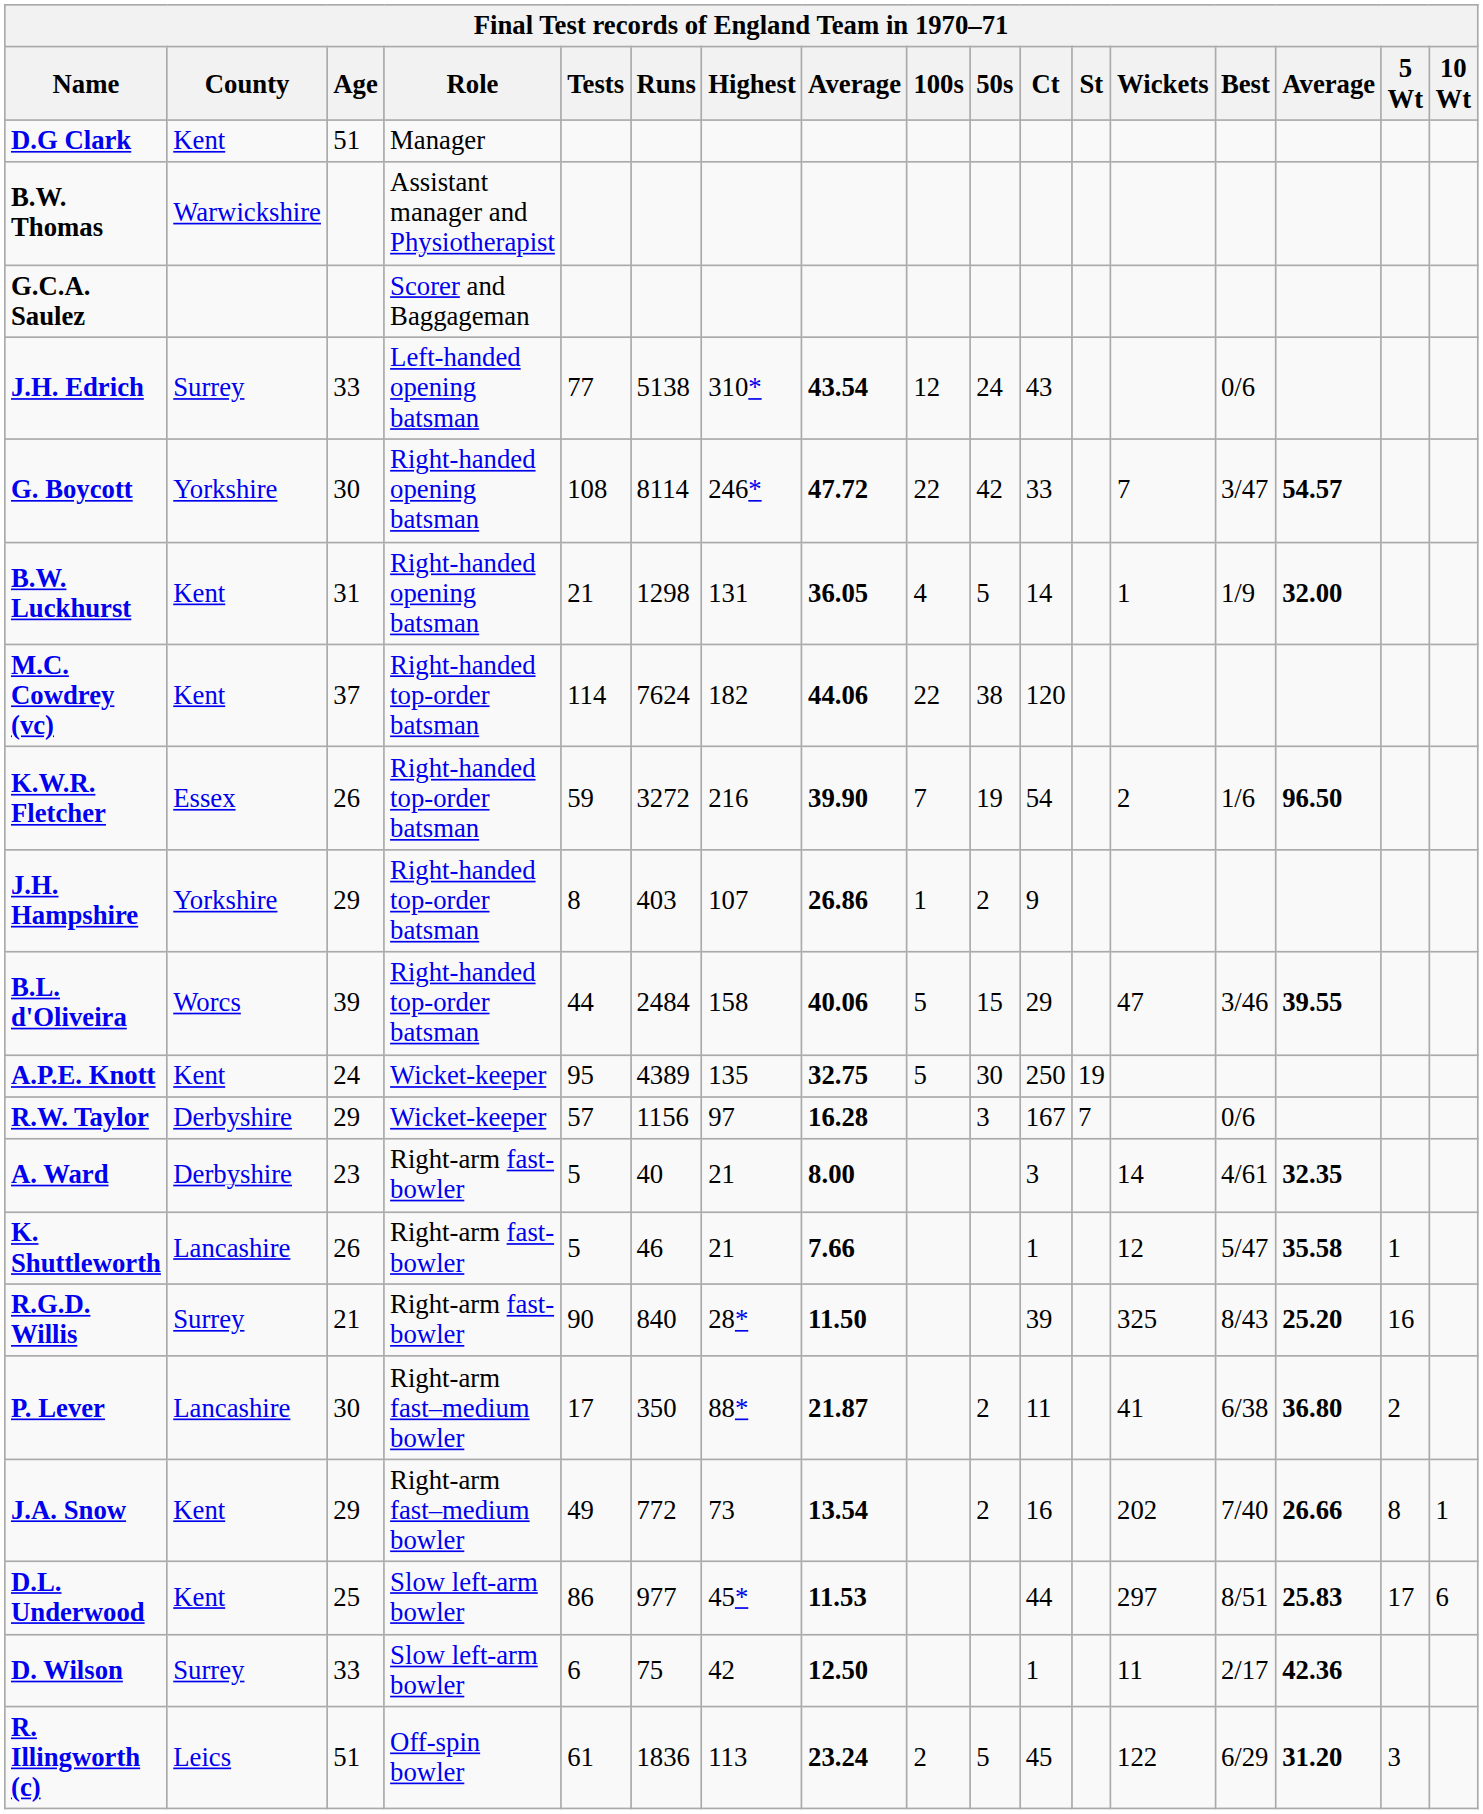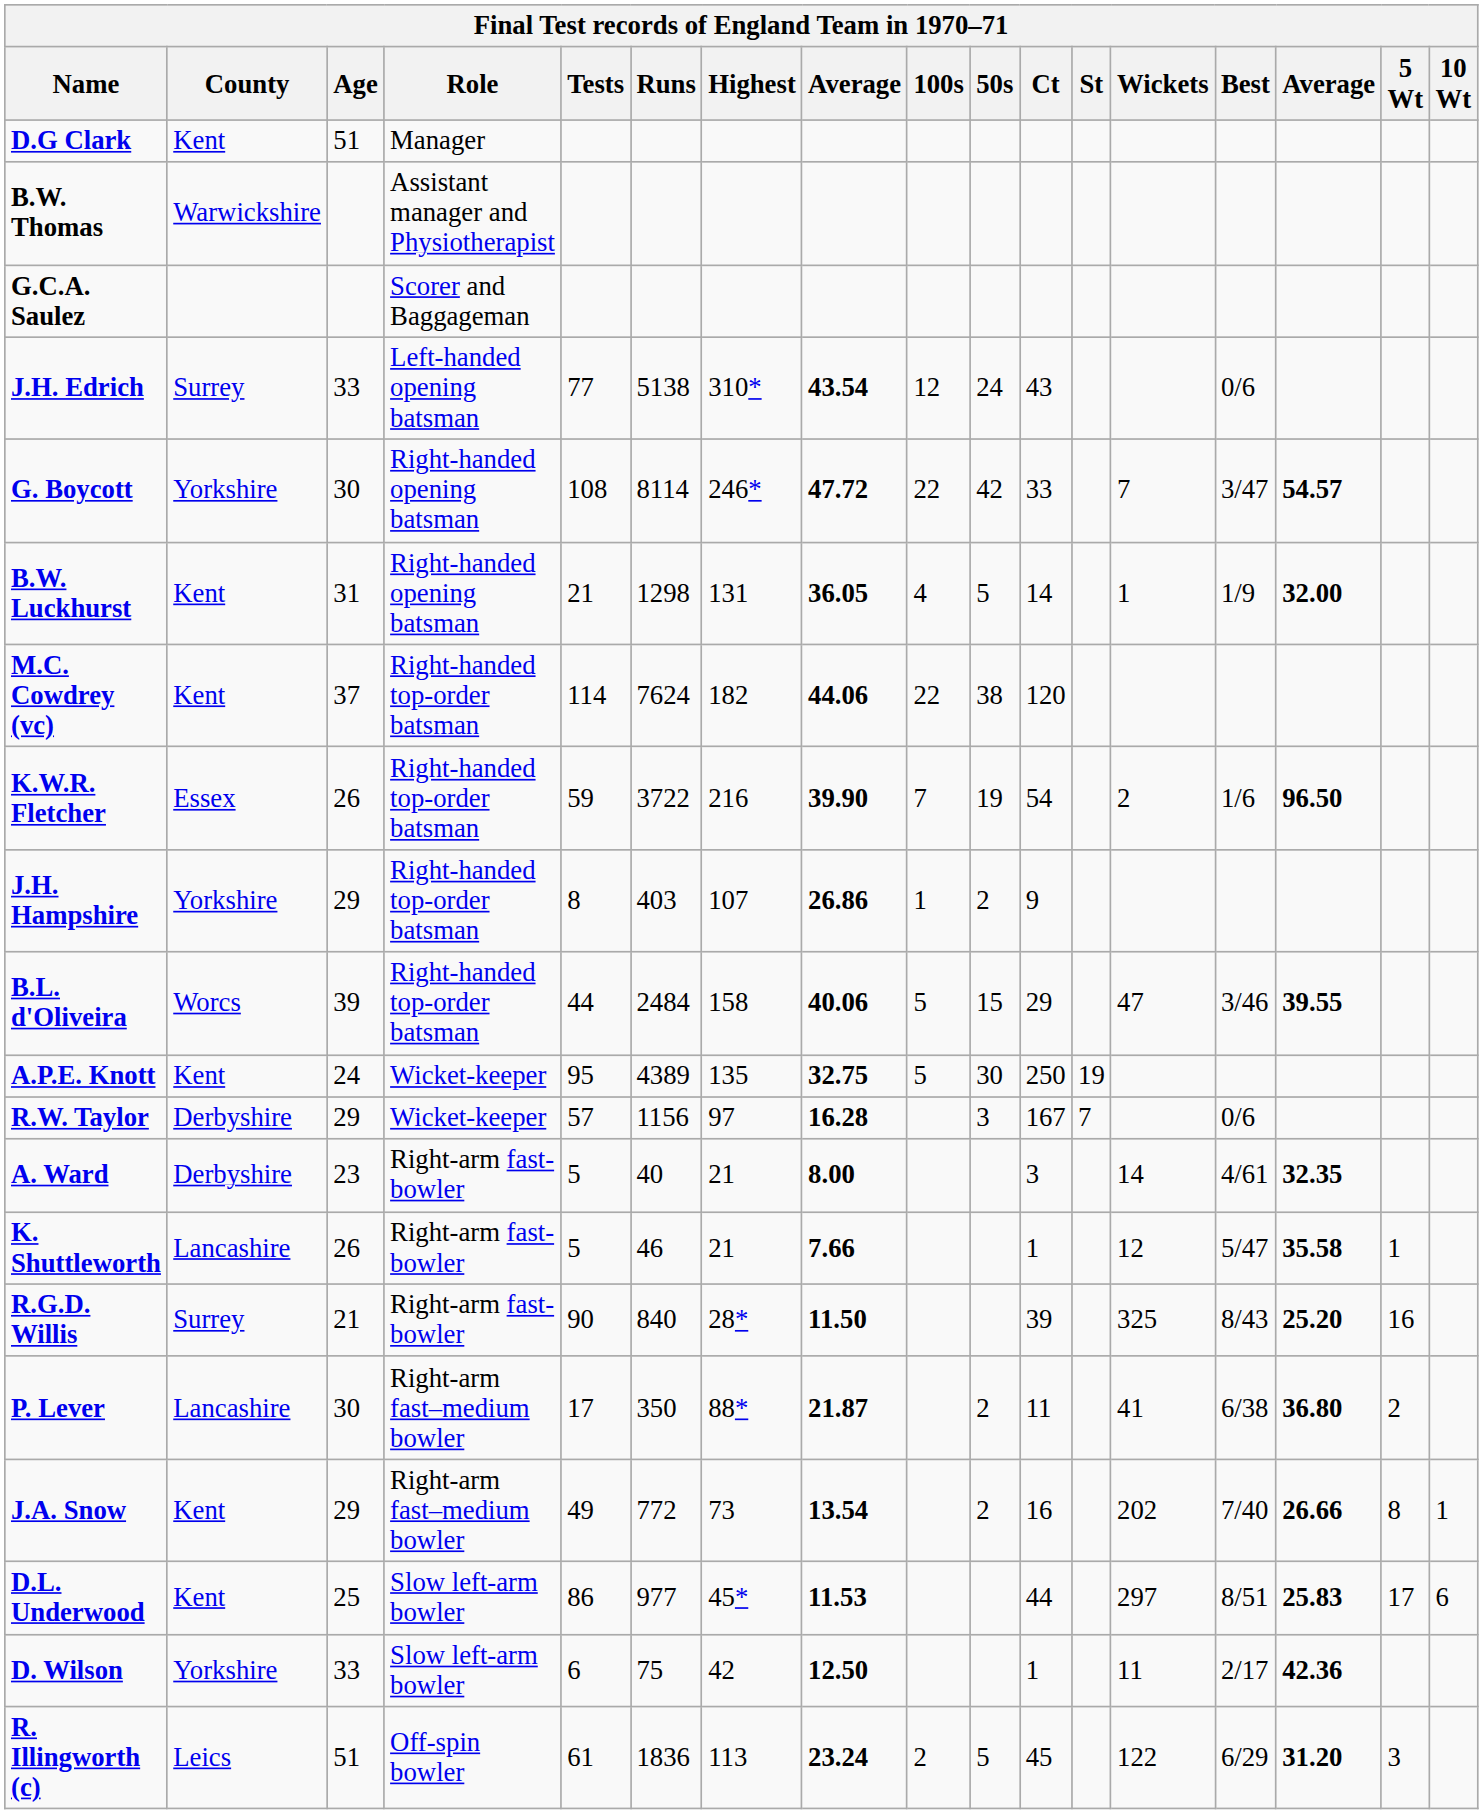(663, 797) 3272 -> (663, 797) 3722
(209, 1669) Surrey -> (225, 1669) Yorkshire
